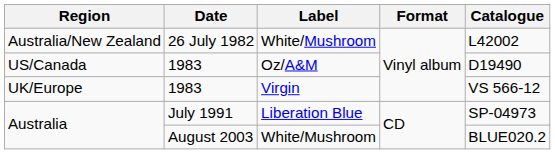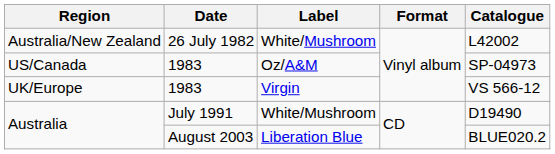(495, 64) D19490 -> (502, 64) SP-04973
(312, 112) Liberation Blue -> (319, 112) White/Mushroom
(502, 112) SP-04973 -> (495, 112) D19490
(319, 137) White/Mushroom -> (312, 137) Liberation Blue
